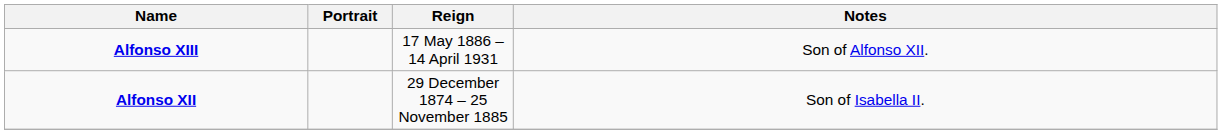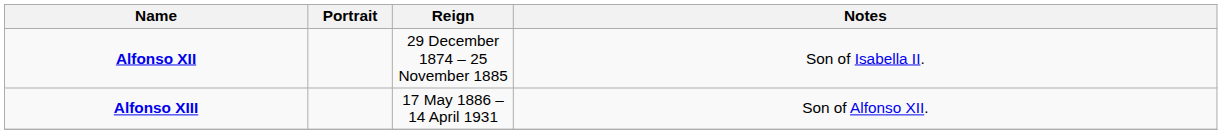rows swapped: (156, 99) <-> (156, 49)
